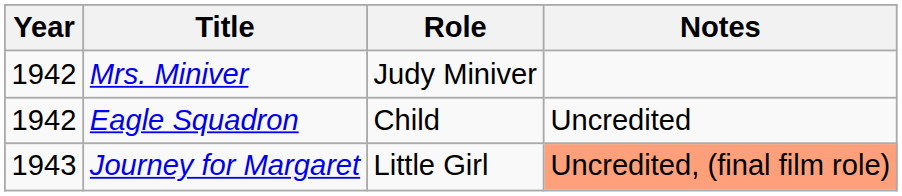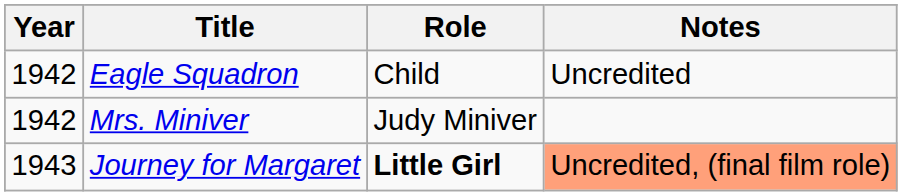rows swapped: (169, 73) <-> (194, 119)
(431, 166) normal -> (437, 166) bold
